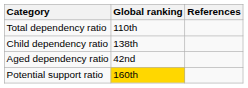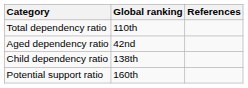rows swapped: (57, 43) <-> (58, 59)
(126, 75) gold background -> (126, 75) no background
